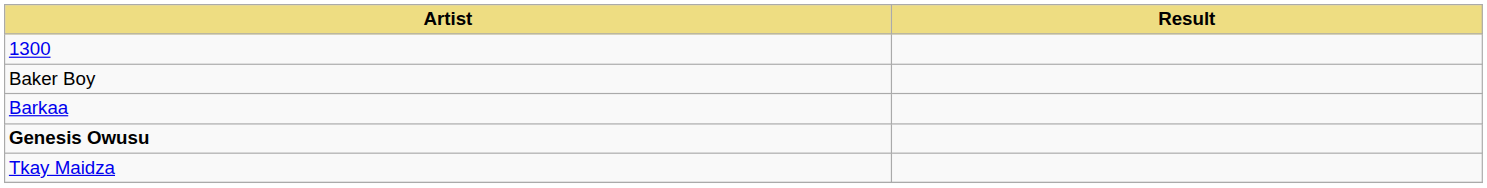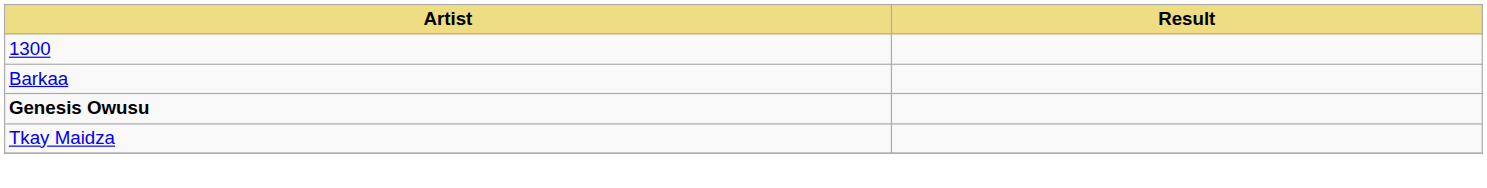- row: (52, 78)
